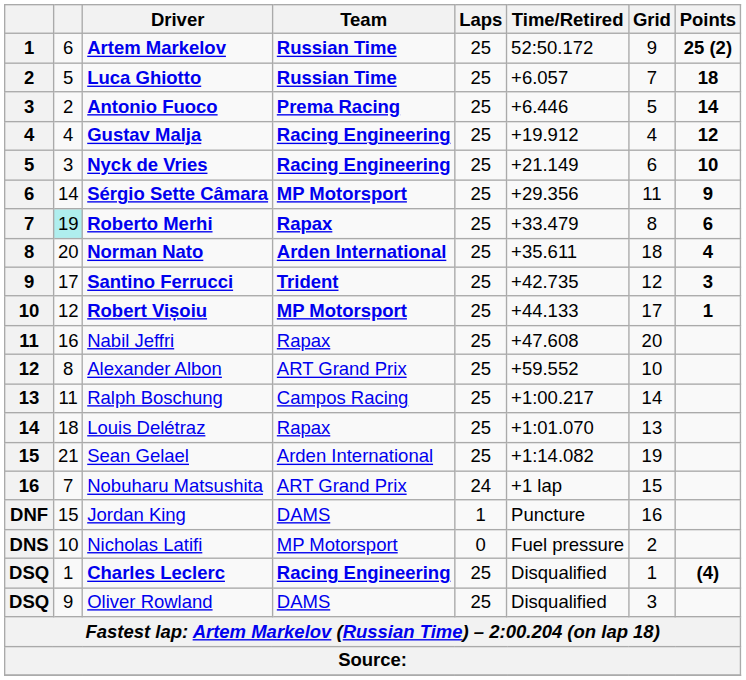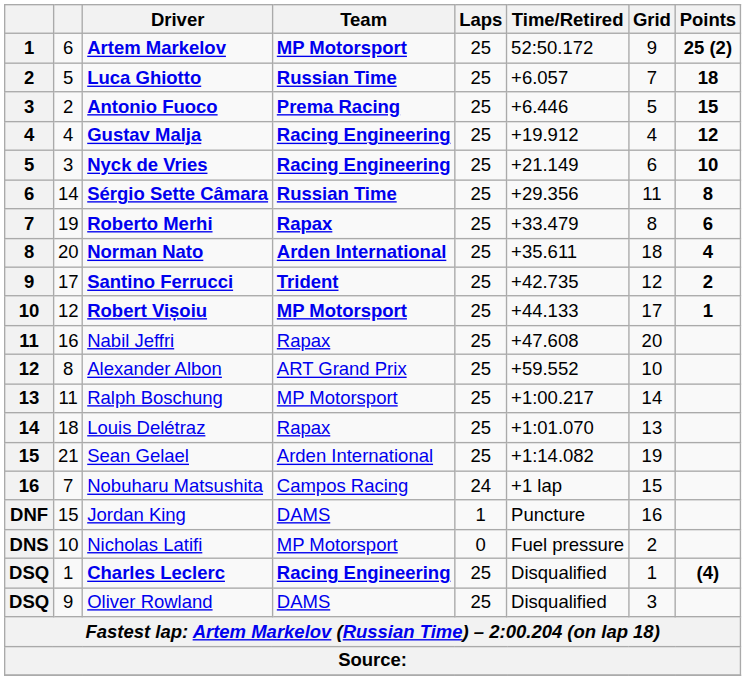(337, 48) Russian Time -> (342, 48) MP Motorsport
(708, 106) 14 -> (708, 106) 15
(342, 194) MP Motorsport -> (337, 194) Russian Time
(708, 194) 9 -> (708, 194) 8
(68, 223) paleturquoise background -> (68, 223) no background
(708, 281) 3 -> (708, 281) 2
(343, 398) Campos Racing -> (337, 398) MP Motorsport
(342, 485) ART Grand Prix -> (343, 485) Campos Racing
